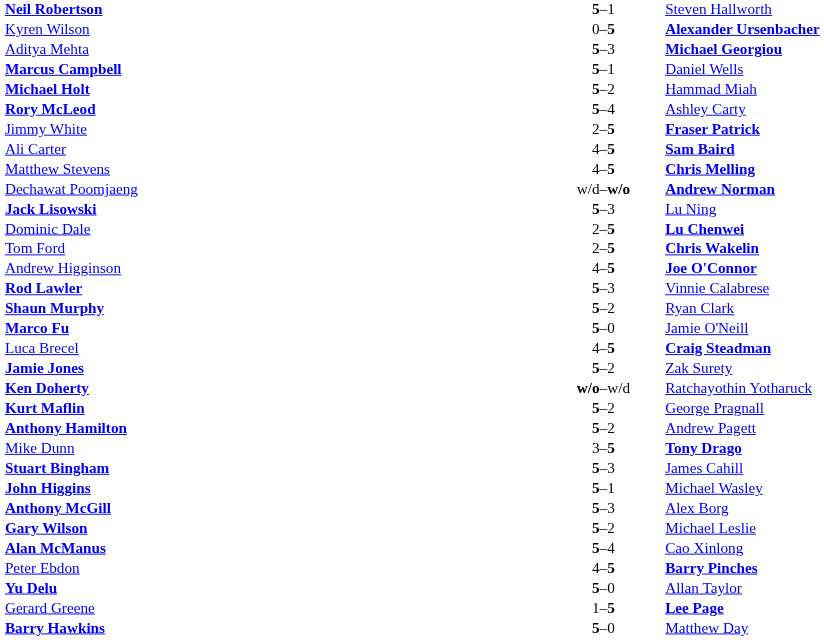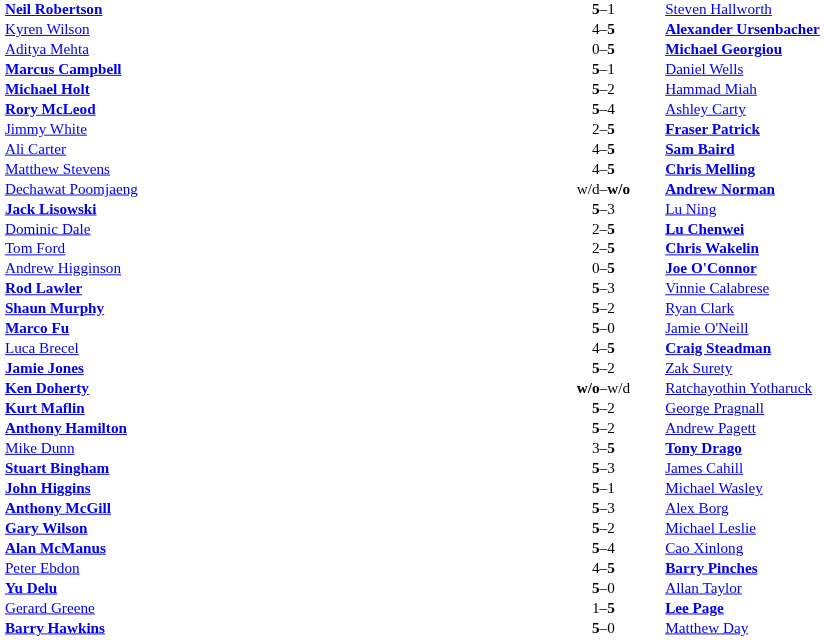(603, 29) 0–5 -> (603, 29) 4–5
(603, 49) 5–3 -> (603, 49) 0–5
(603, 268) 4–5 -> (603, 268) 0–5
